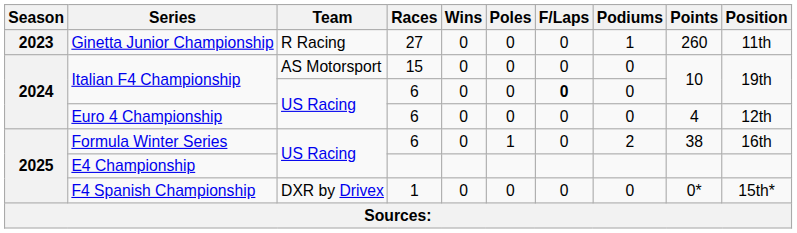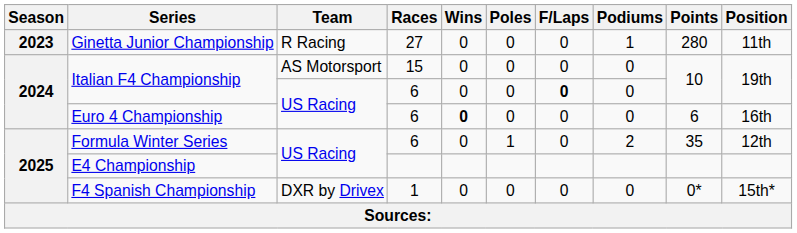(694, 42) 260 -> (694, 42) 280
(464, 117) normal -> (464, 117) bold
(694, 117) 4 -> (694, 117) 6
(757, 117) 12th -> (757, 117) 16th
(694, 141) 38 -> (694, 141) 35
(757, 141) 16th -> (757, 141) 12th
